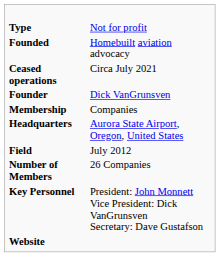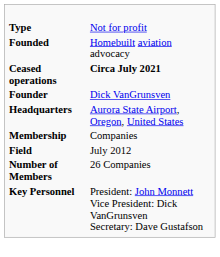(123, 68) normal -> (125, 68) bold
rows swapped: (40, 124) <-> (38, 109)
- row: (27, 241)
